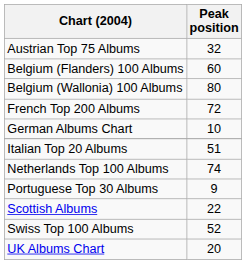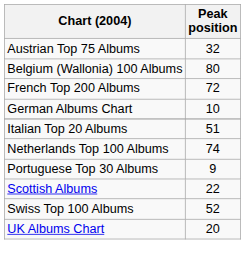- row: (95, 68)
